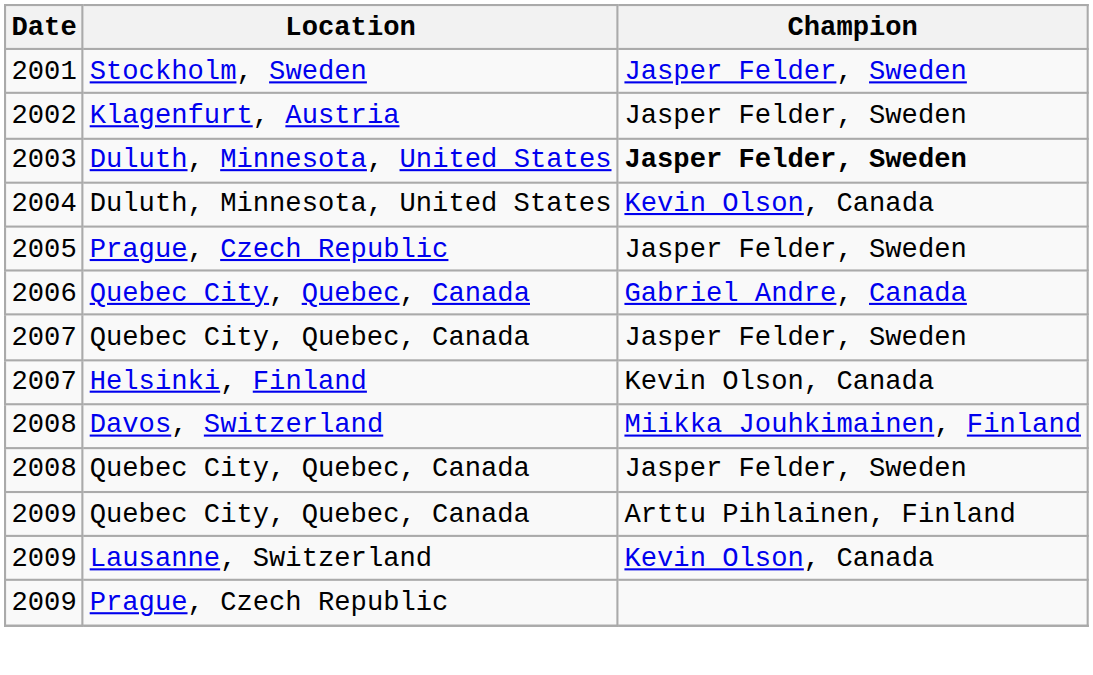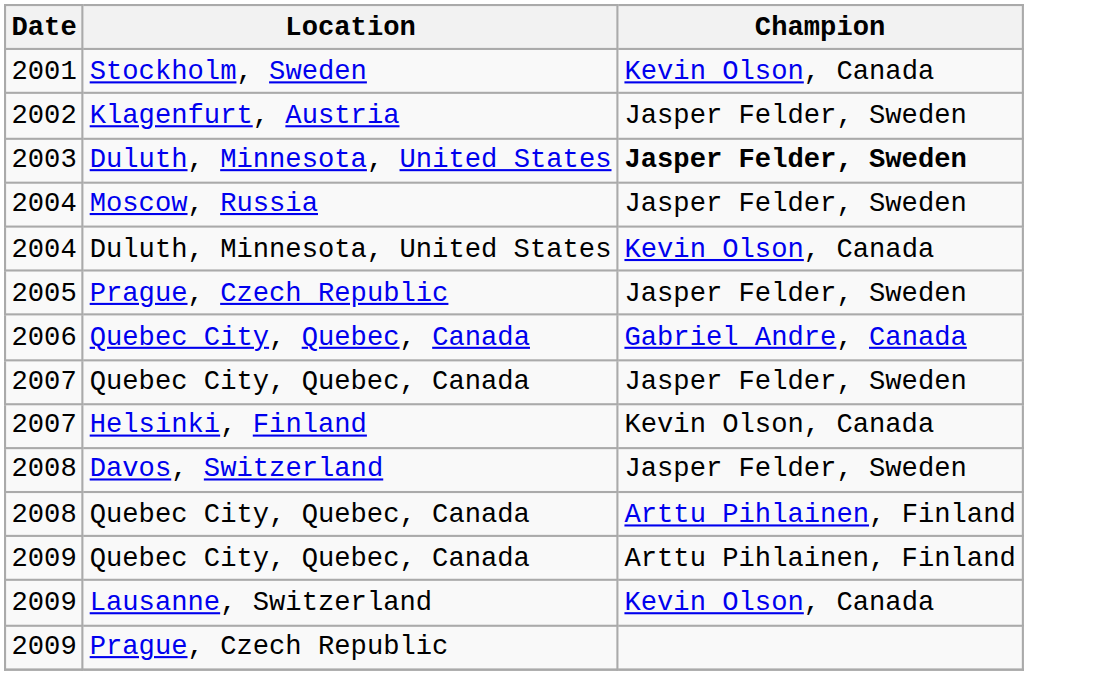(796, 71) Jasper Felder, Sweden -> (779, 71) Kevin Olson, Canada
+ row: (44, 204)
(853, 426) Miikka Jouhkimainen, Finland -> (796, 470) Jasper Felder, Sweden
(796, 470) Jasper Felder, Sweden -> (820, 514) Arttu Pihlainen, Finland
